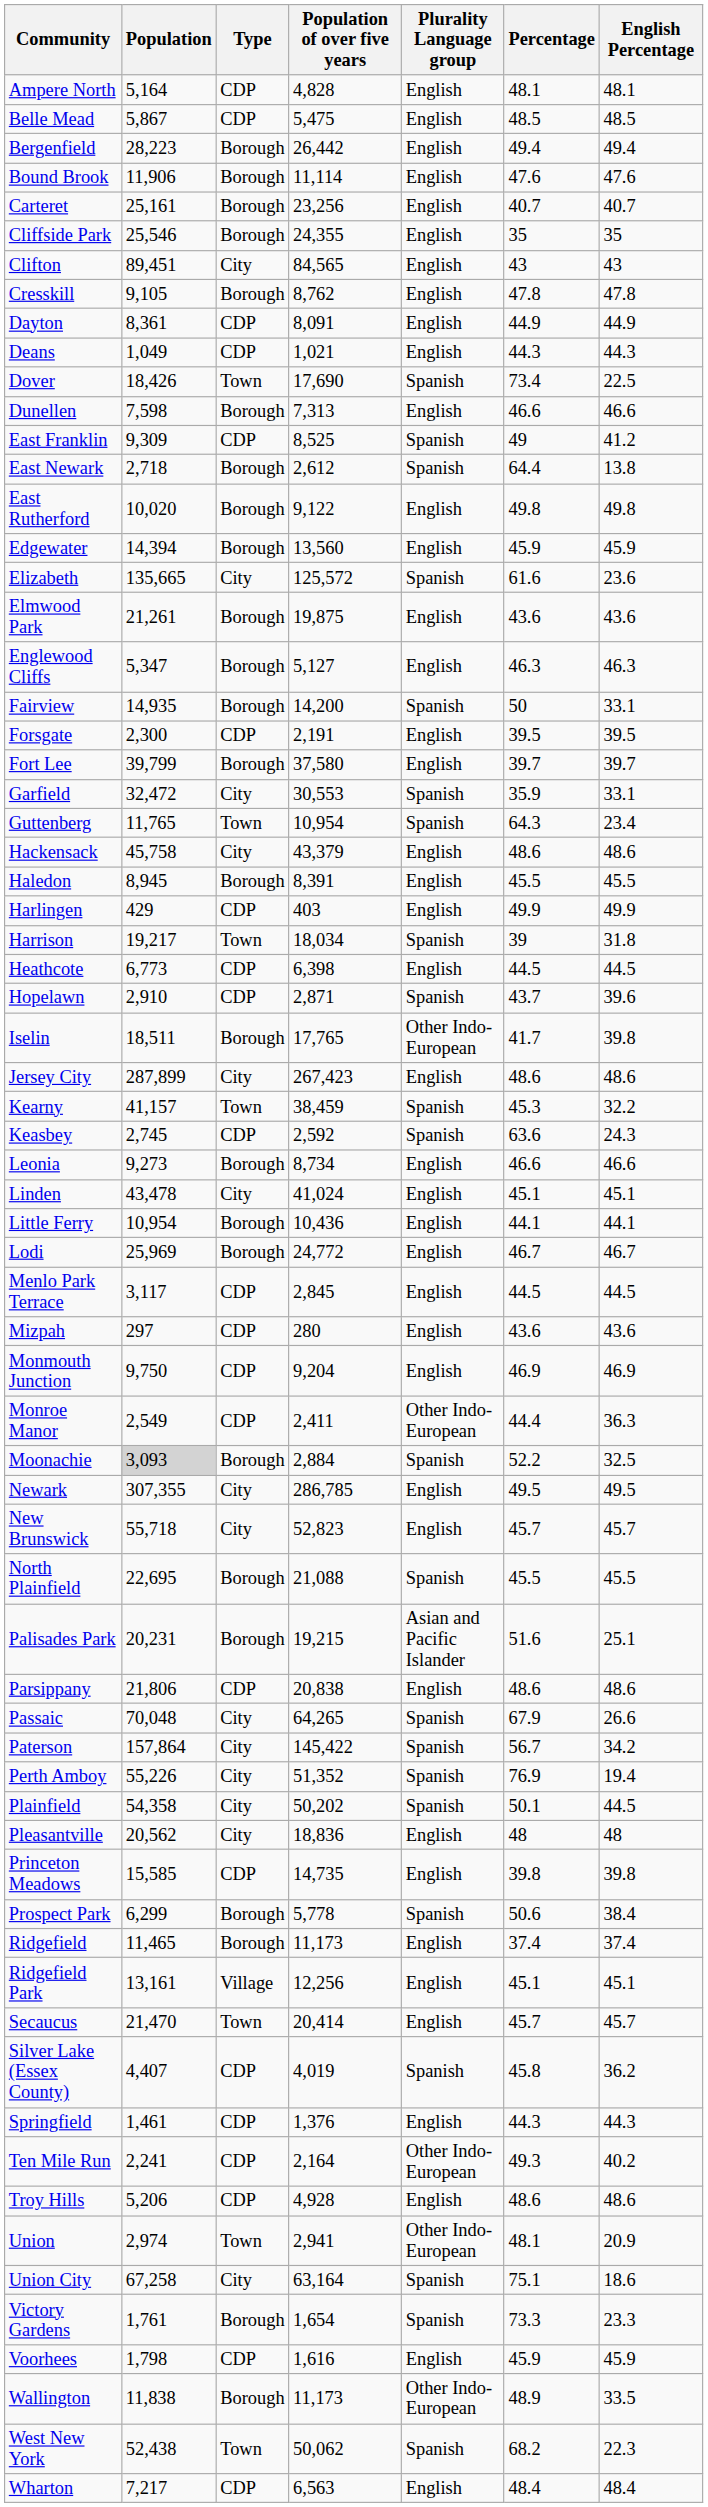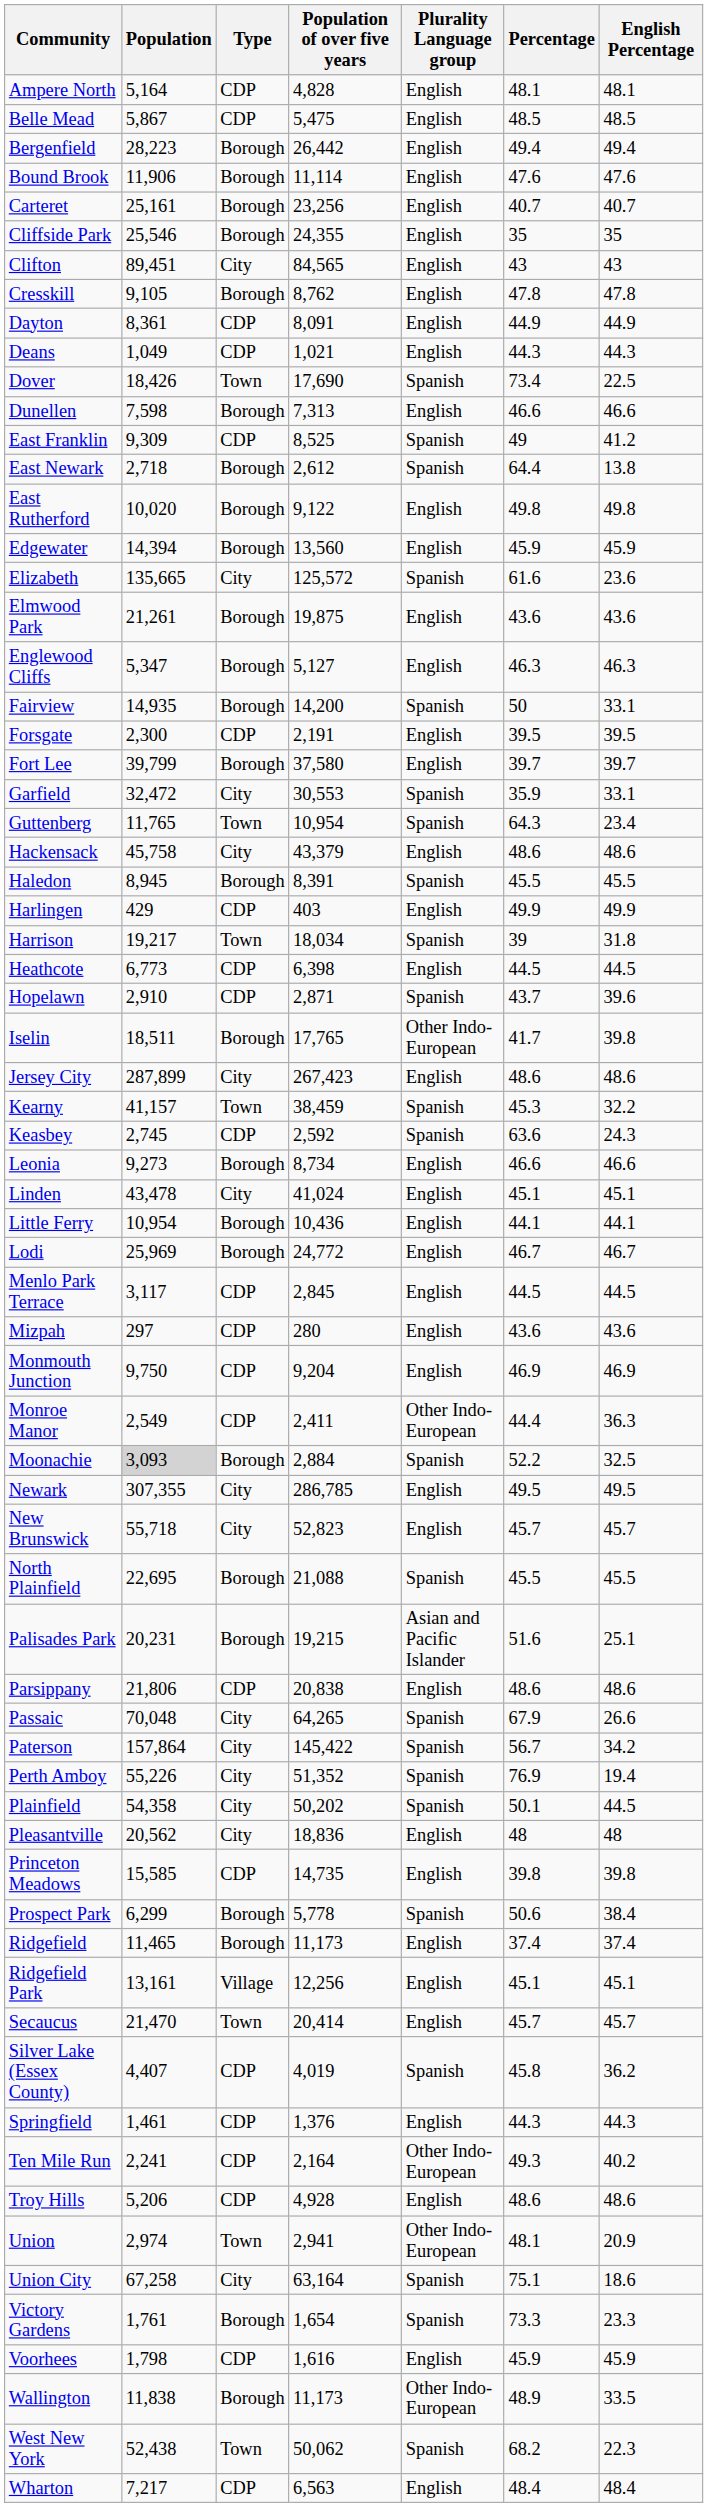(434, 881) English -> (435, 881) Spanish
